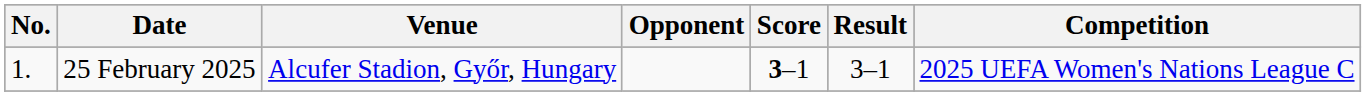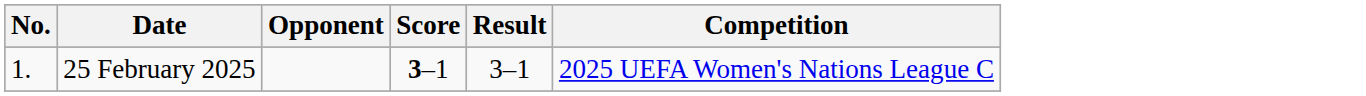- column: (442, 25)
